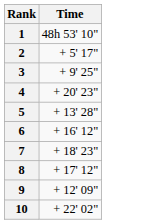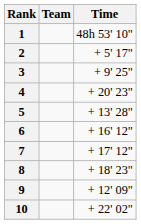+ column: (56, 14)
(76, 151) + 18' 23" -> (110, 151) + 17' 12"
(76, 170) + 17' 12" -> (110, 170) + 18' 23"
